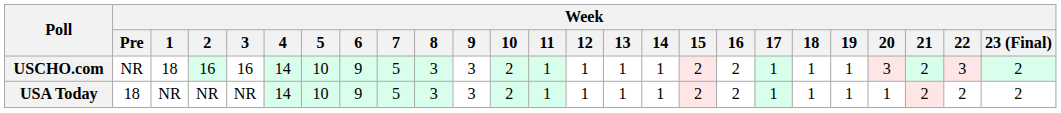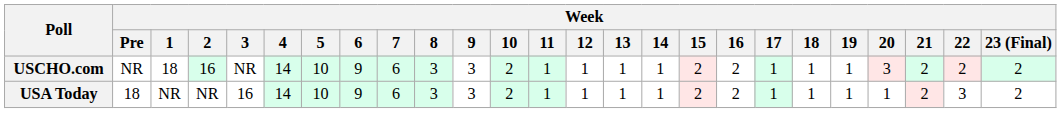(245, 68) 16 -> (245, 68) NR
(396, 68) 5 -> (396, 68) 6
(962, 68) 3 -> (962, 68) 2
(245, 94) NR -> (245, 94) 16
(396, 94) 5 -> (396, 94) 6
(962, 94) 2 -> (962, 94) 3
